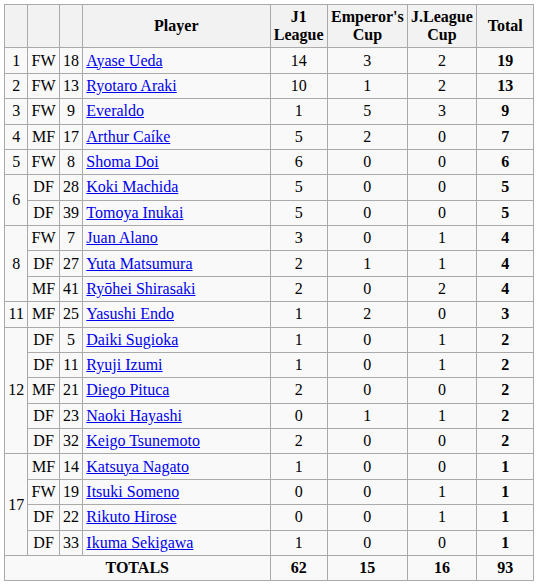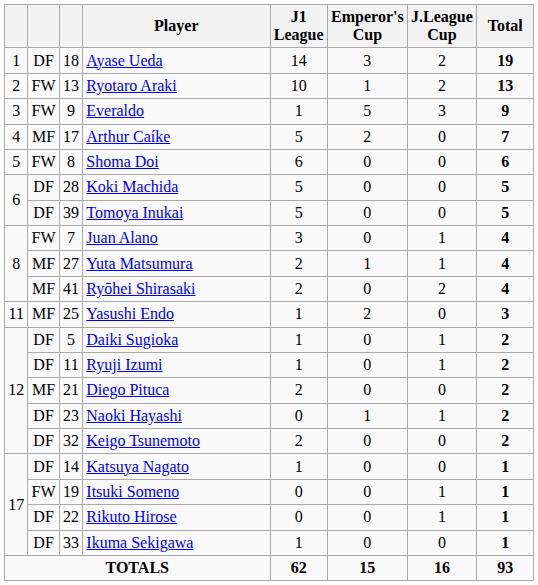(44, 60) FW -> (44, 60) DF
(44, 263) DF -> (44, 263) MF
(44, 466) MF -> (44, 466) DF
